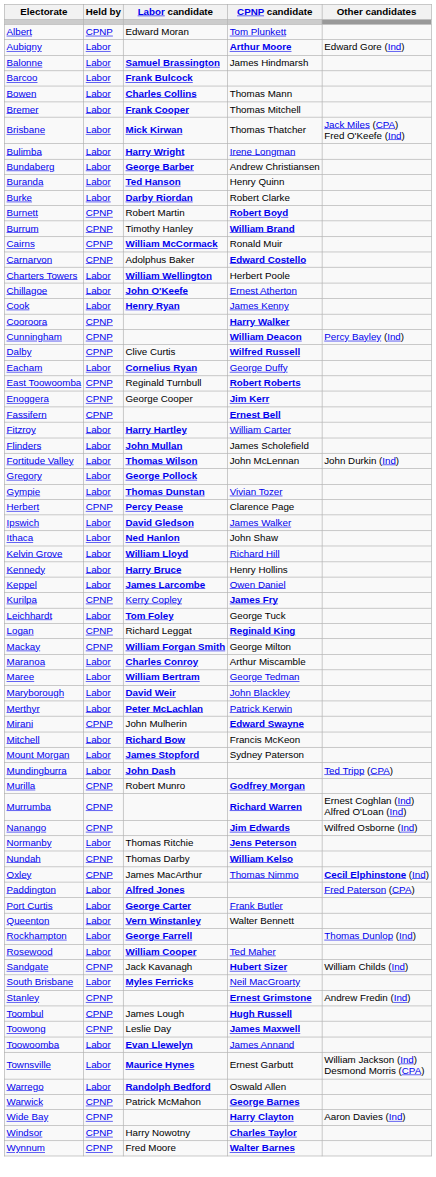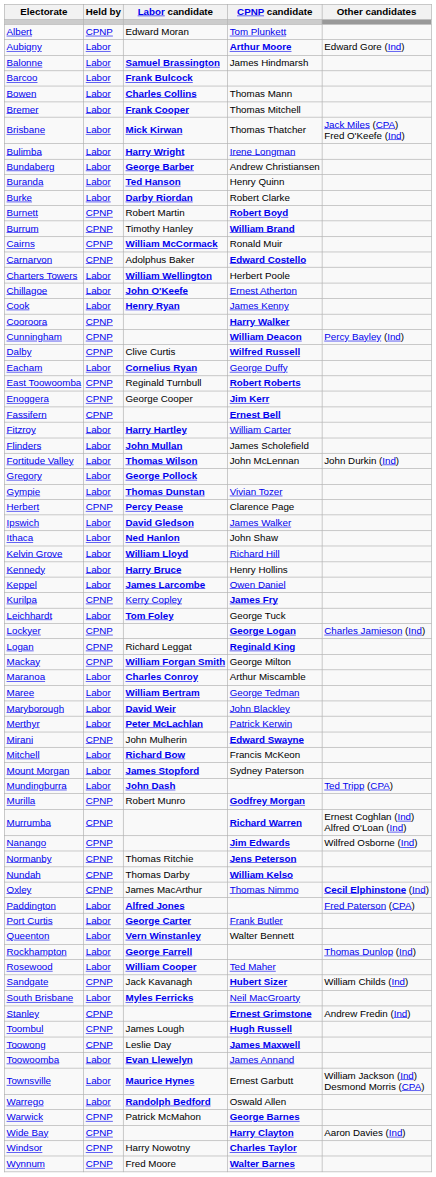+ row: (24, 631)
(98, 843) Labor -> (99, 859) CPNP
